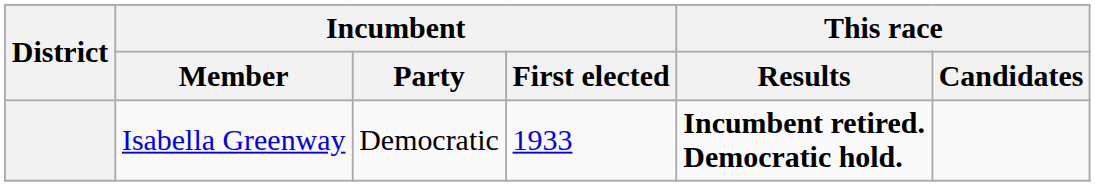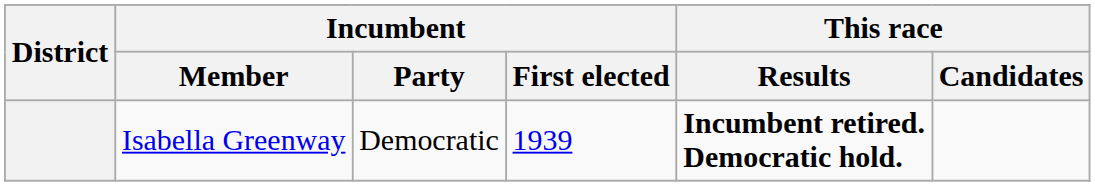(543, 139) 1933 -> (543, 139) 1939
